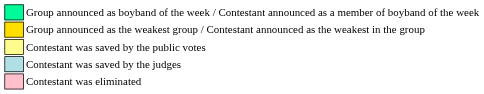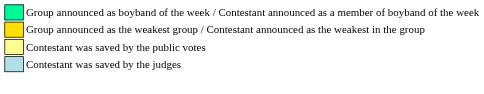- row: (84, 81)
